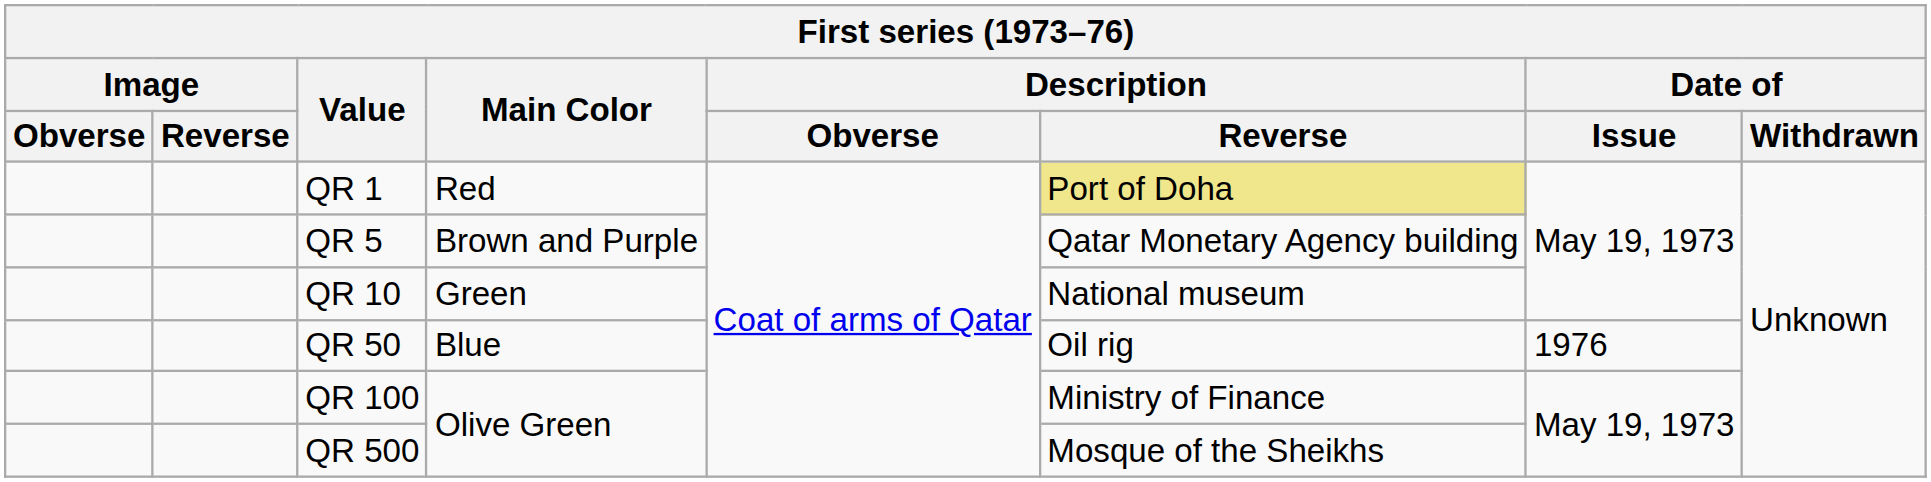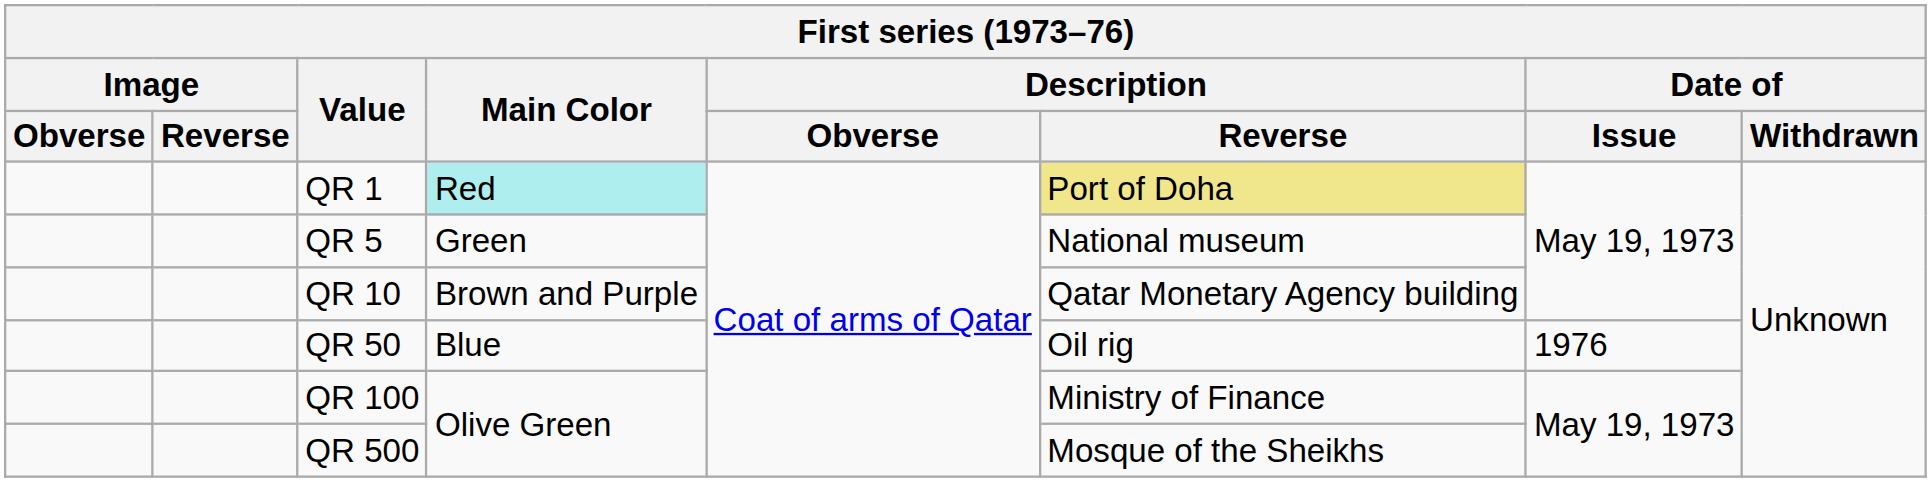(465, 189) no background -> (465, 189) paleturquoise background
(566, 241) Brown and Purple -> (481, 241) Green
(1283, 241) Qatar Monetary Agency building -> (1176, 241) National museum
(481, 293) Green -> (566, 293) Brown and Purple
(1176, 293) National museum -> (1283, 293) Qatar Monetary Agency building
